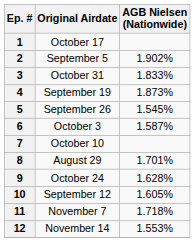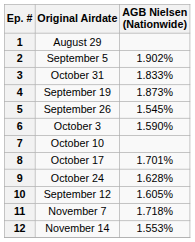(77, 42) October 17 -> (77, 42) August 29
(155, 127) 1.587% -> (155, 127) 1.590%
(77, 161) August 29 -> (77, 161) October 17
